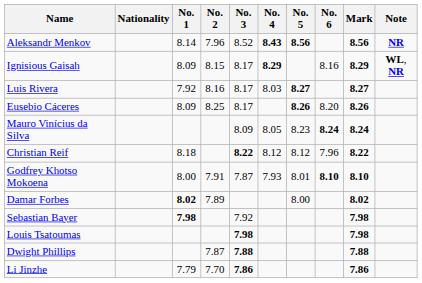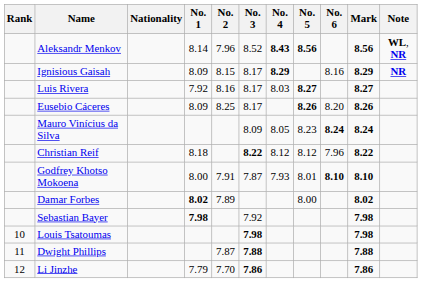+ column: (20, 19)
(396, 42) NR -> (398, 48) WL, NR
(396, 65) WL, NR -> (398, 72) NR
